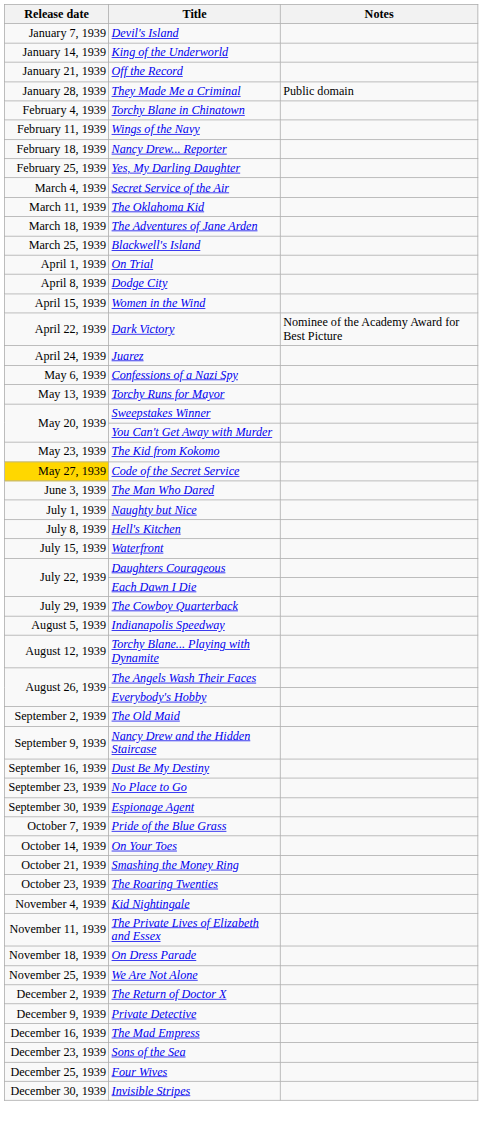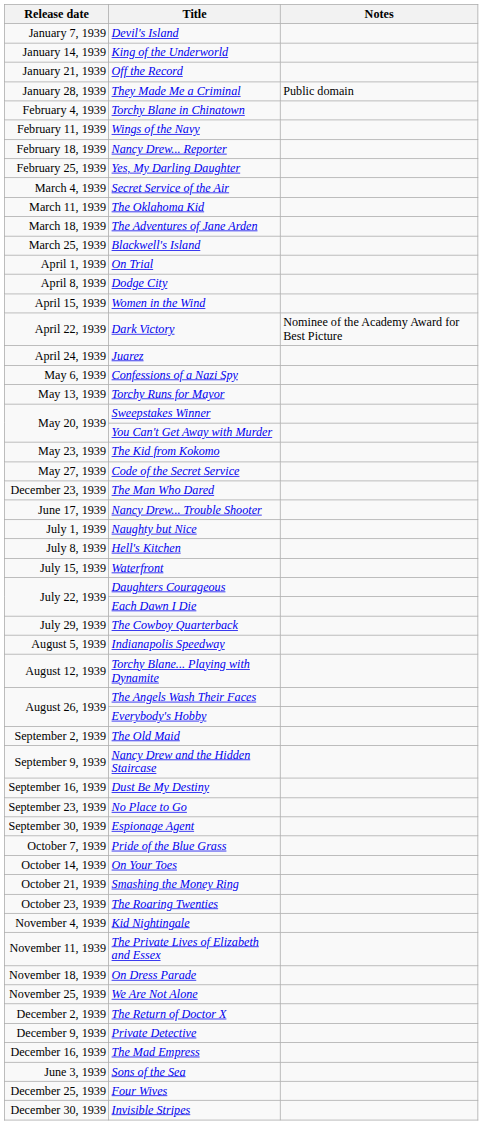(72, 471) gold background -> (72, 471) no background
(75, 490) June 3, 1939 -> (58, 490) December 23, 1939
+ row: (187, 509)
(58, 1052) December 23, 1939 -> (75, 1071) June 3, 1939
